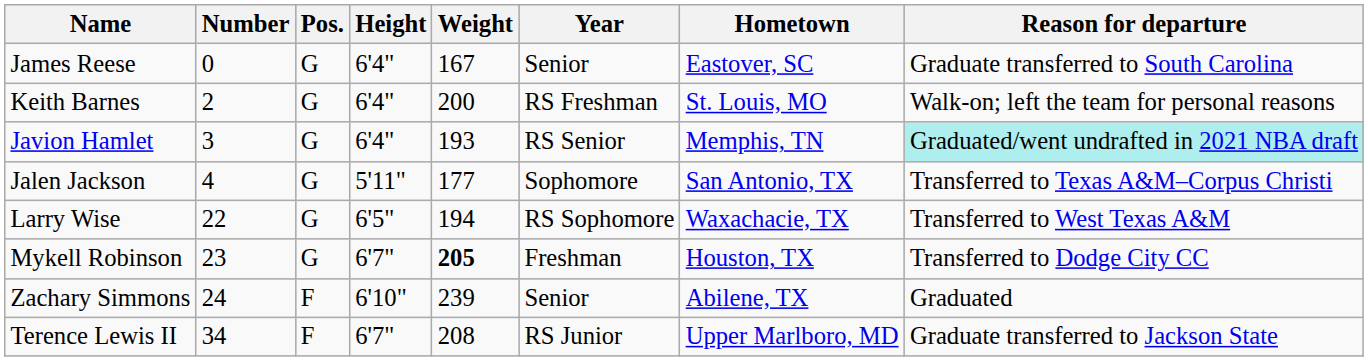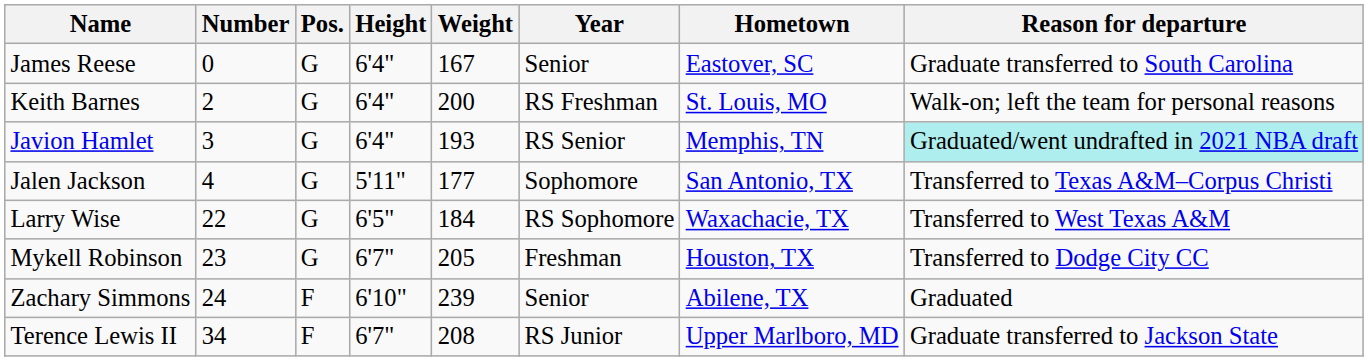(456, 219) 194 -> (456, 219) 184
(456, 258) bold -> (456, 258) normal
